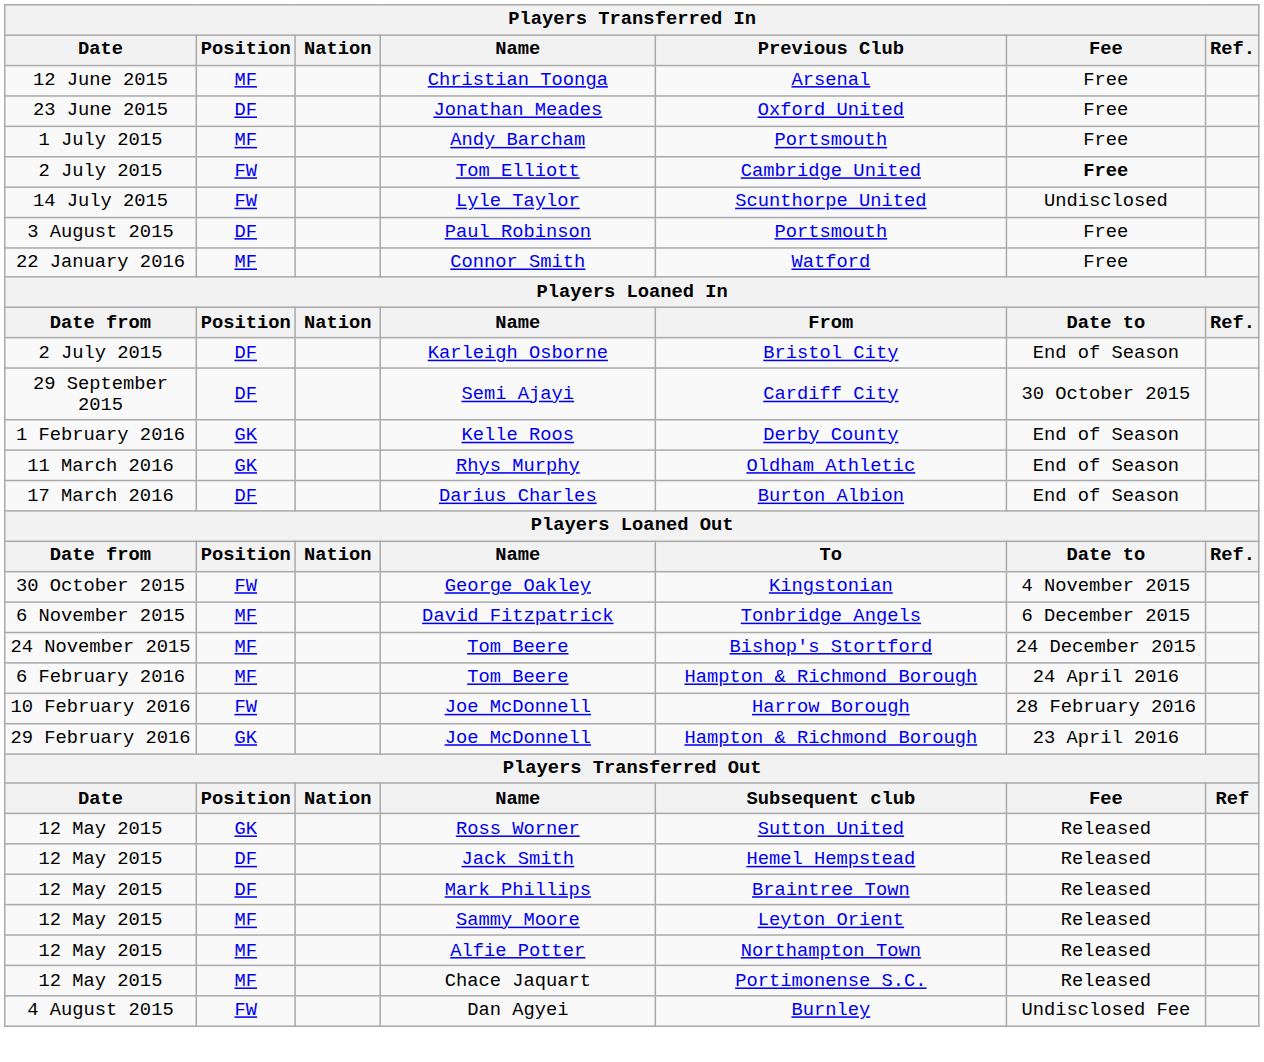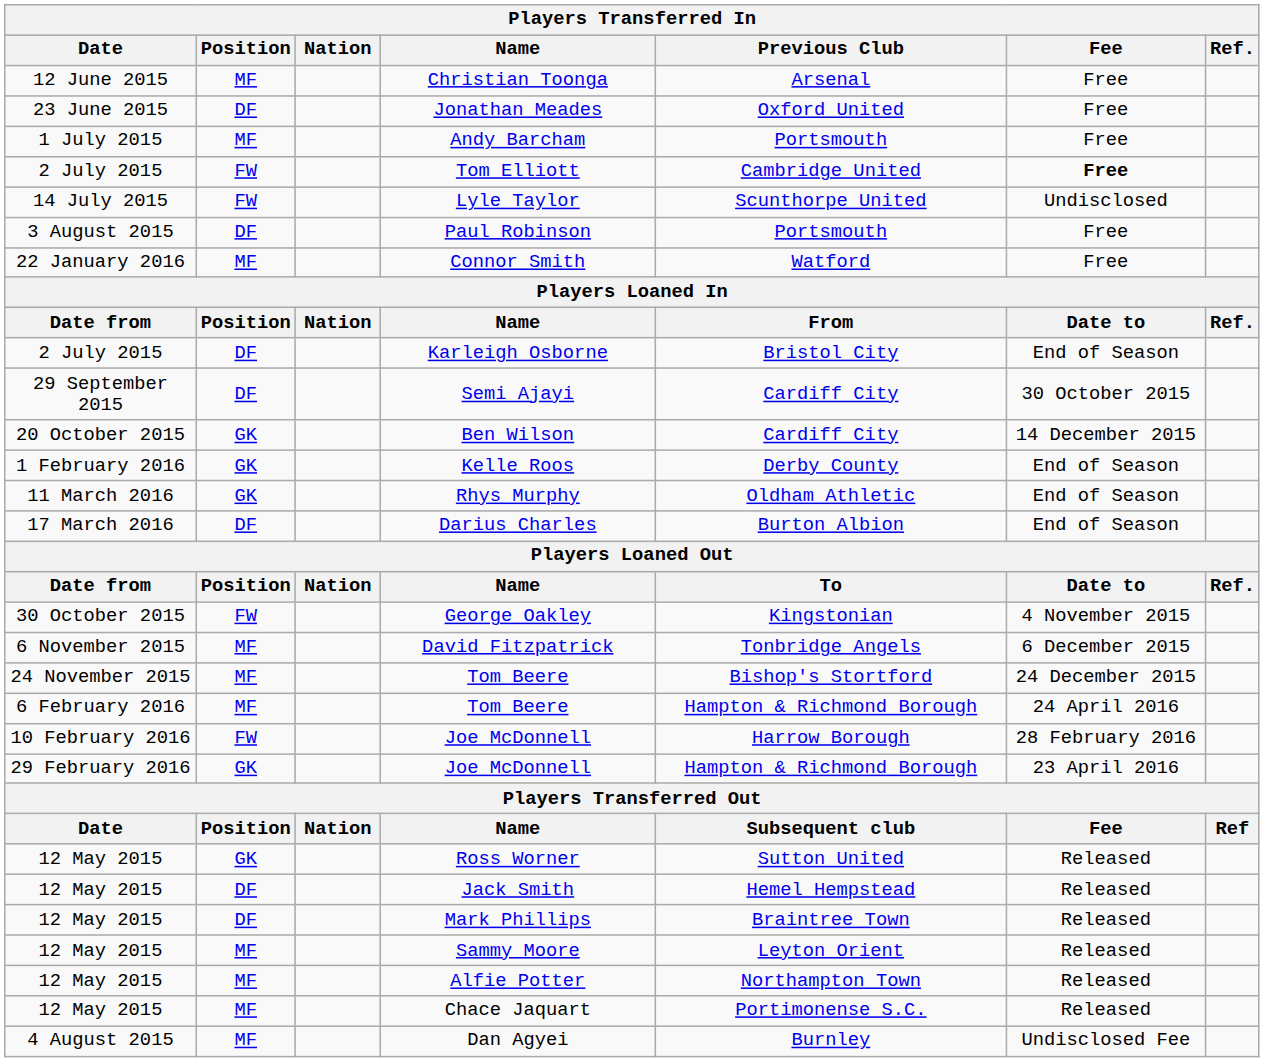+ row: (100, 436)
(246, 1011) FW -> (246, 1042) MF
